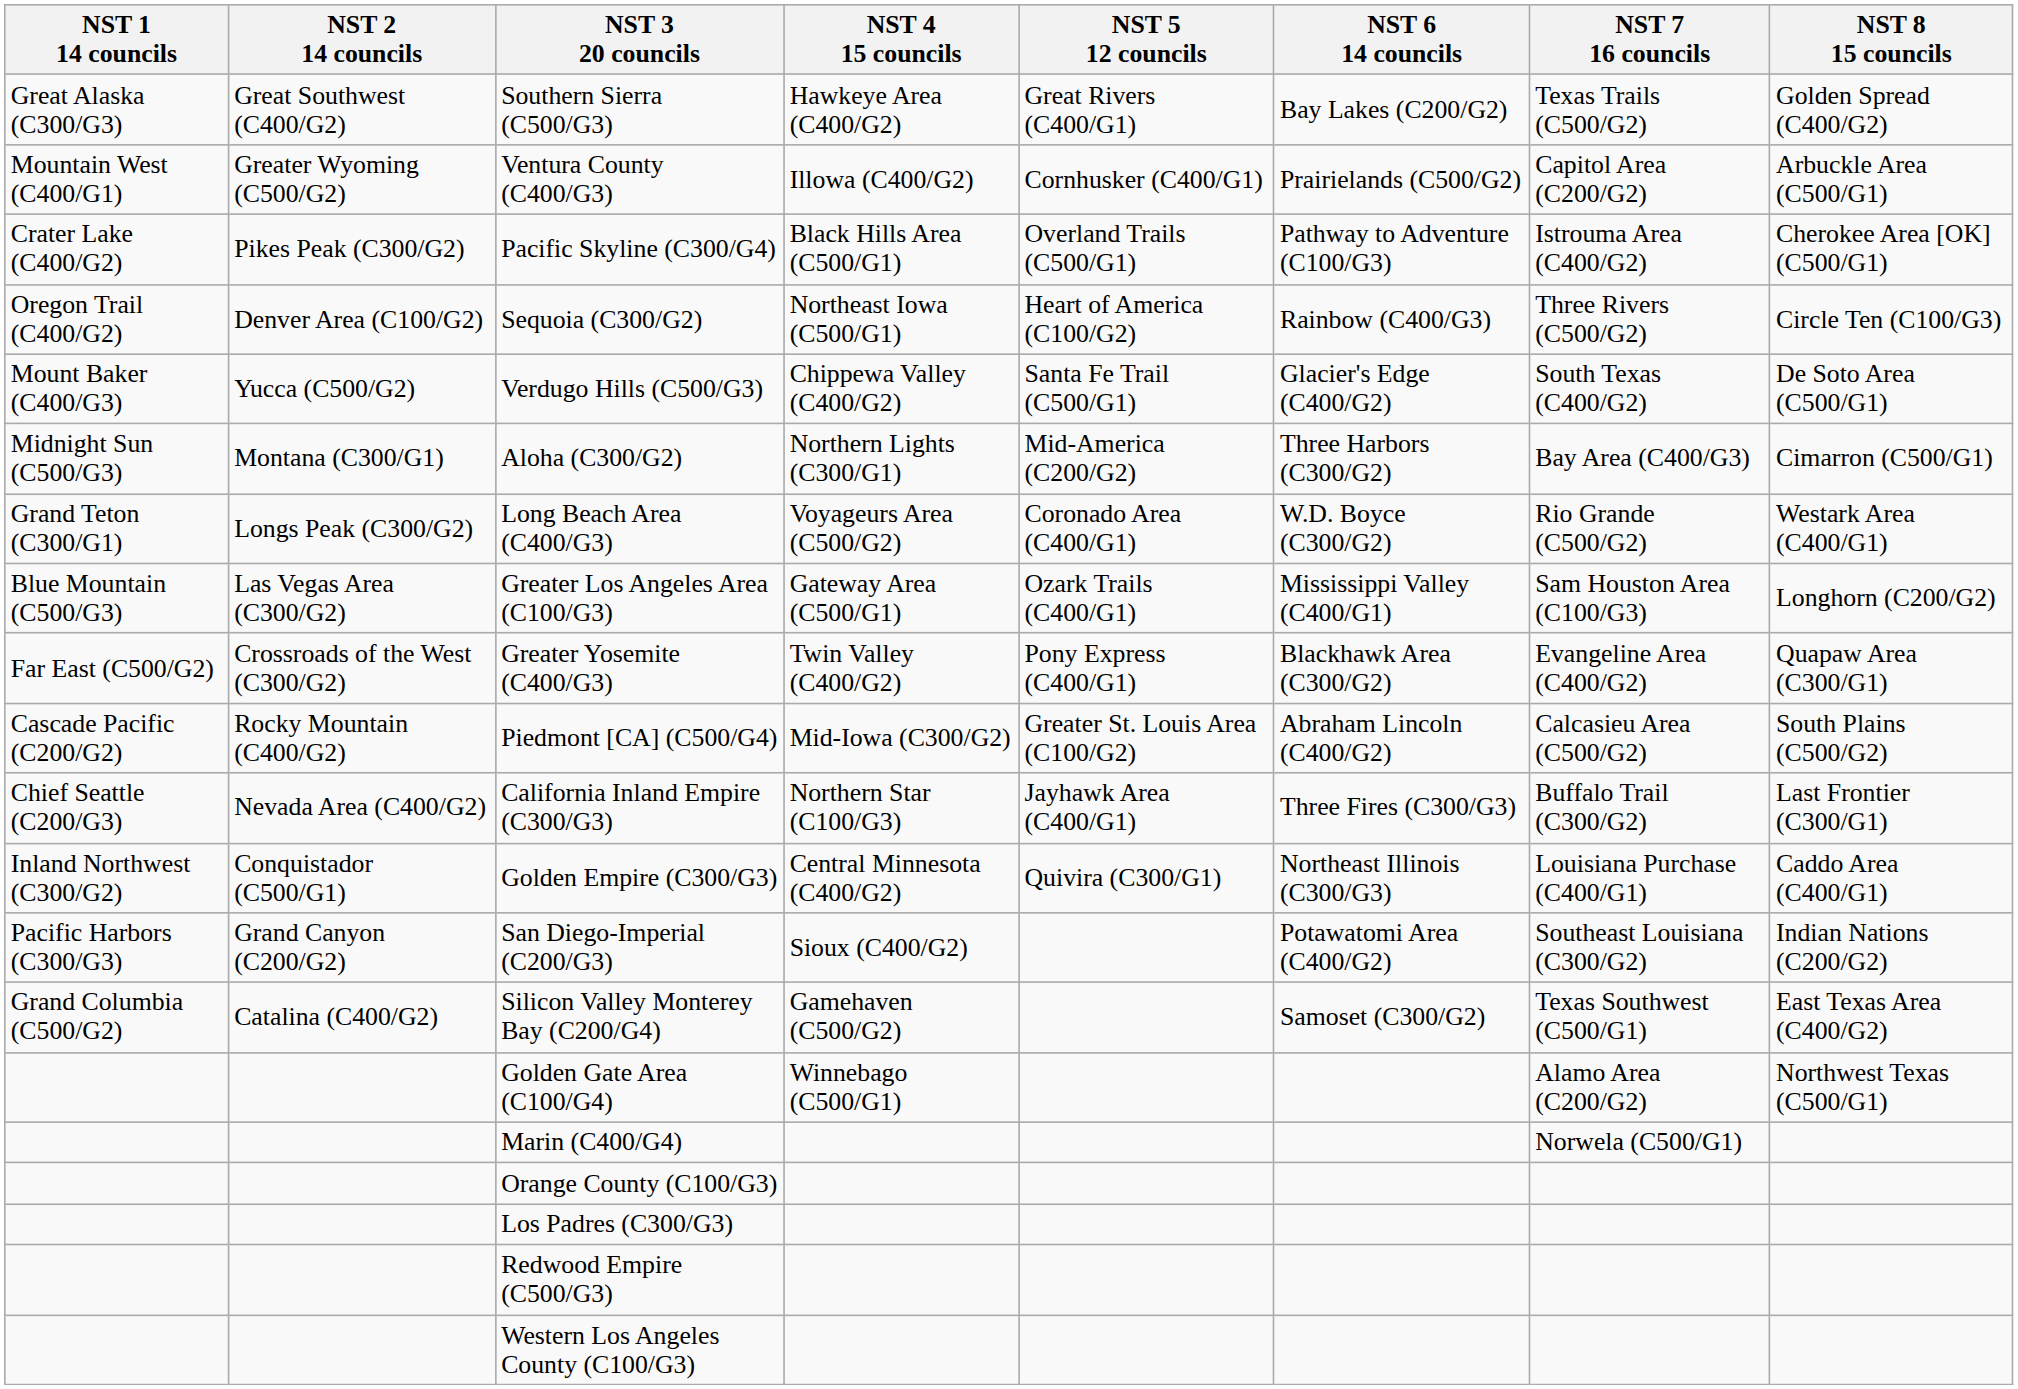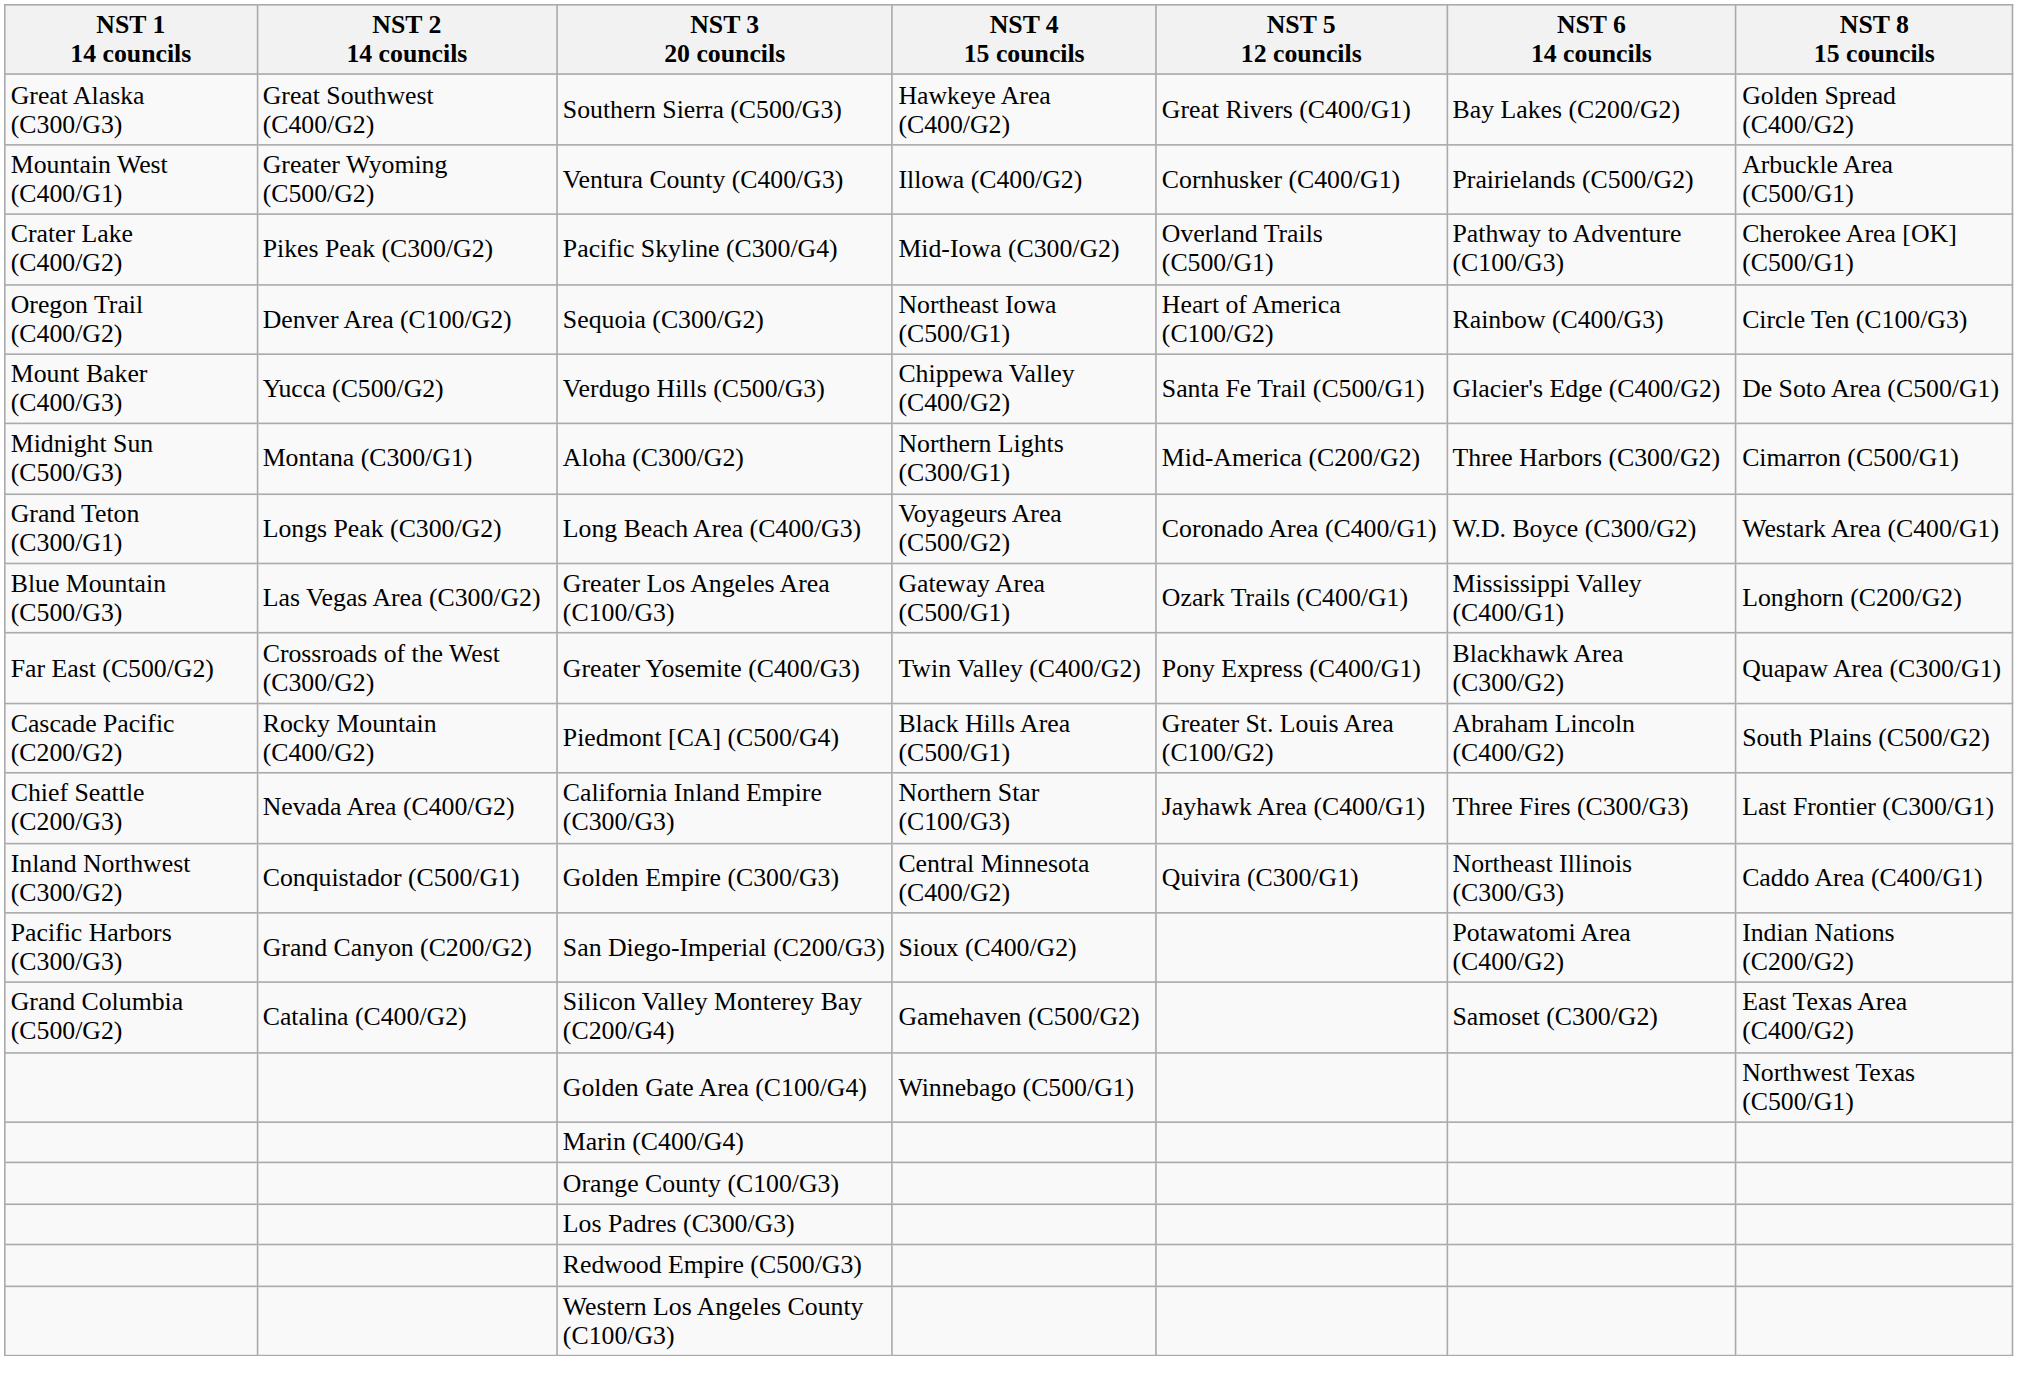- column: (1650, 39)
(875, 248) Black Hills Area (C500/G1) -> (1009, 248) Mid-Iowa (C300/G2)
(900, 737) Mid-Iowa (C300/G2) -> (984, 737) Black Hills Area (C500/G1)
